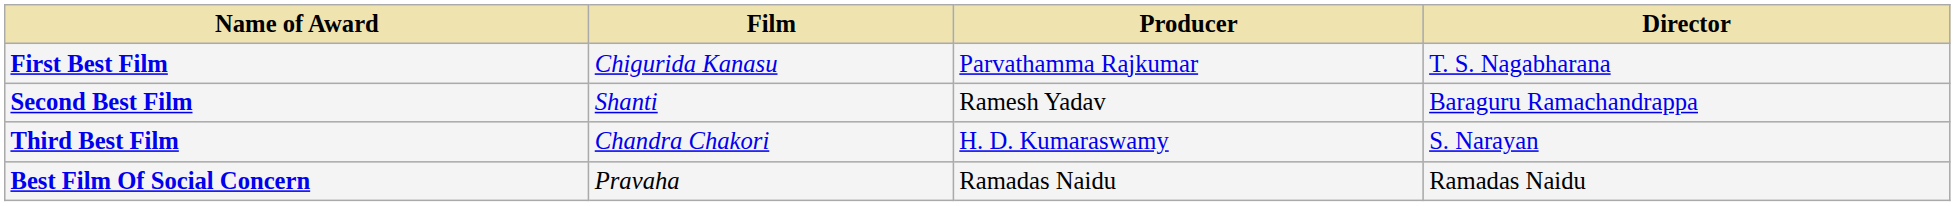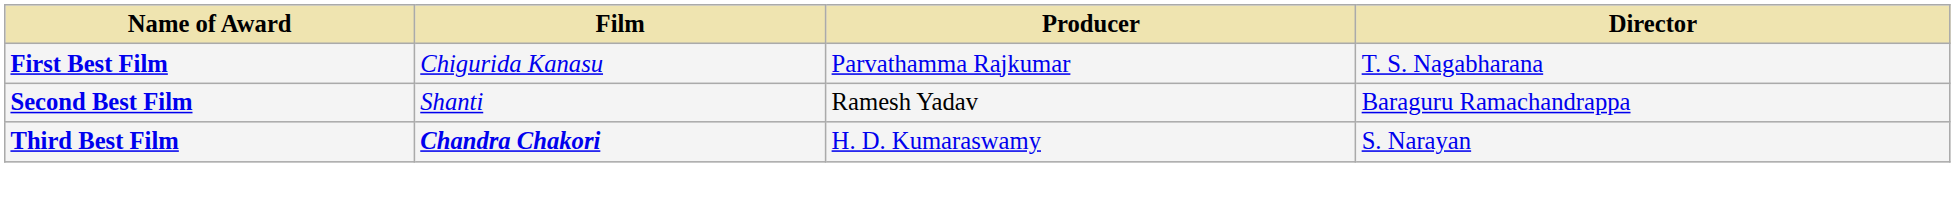(682, 141) normal -> (510, 141) bold
- row: (160, 180)
